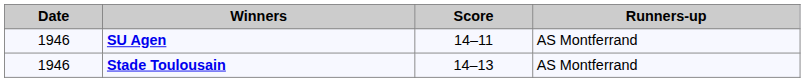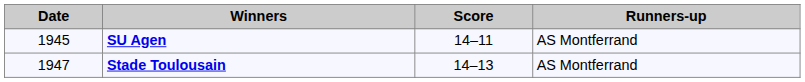(54, 40) 1946 -> (54, 40) 1945
(54, 65) 1946 -> (54, 65) 1947
